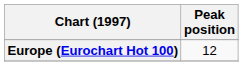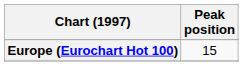(210, 50) 12 -> (210, 50) 15
